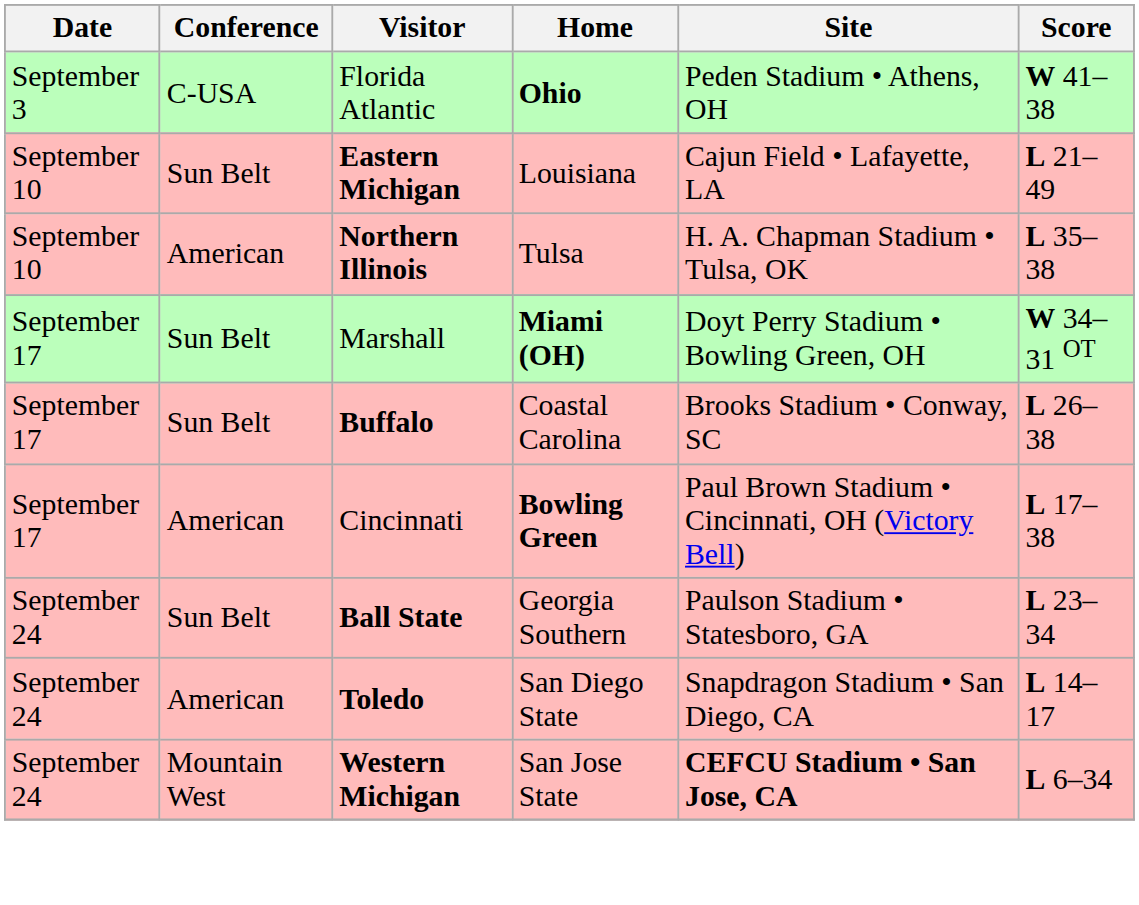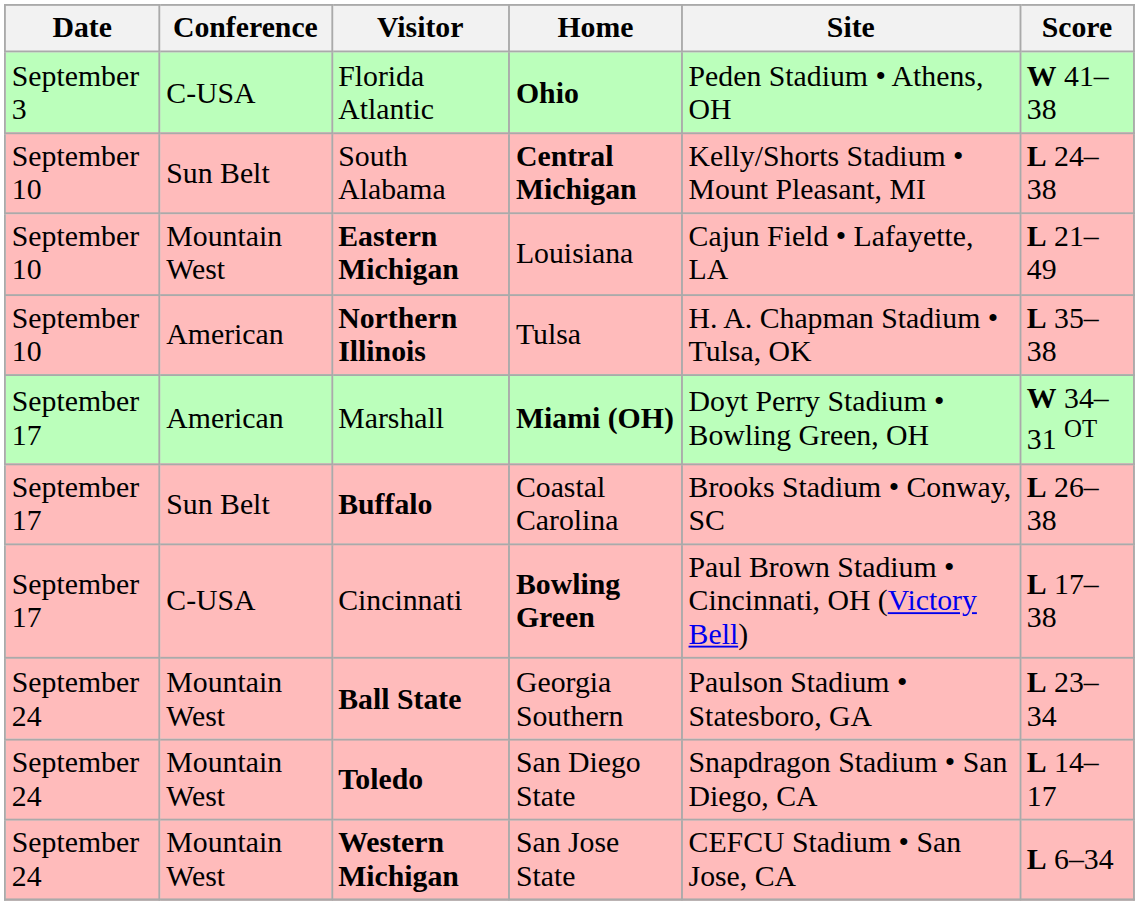+ row: (392, 172)
(219, 172) Sun Belt -> (224, 253) Mountain West
(219, 338) Sun Belt -> (225, 418) American
(226, 520) American -> (211, 600) C-USA
(219, 617) Sun Belt -> (224, 698) Mountain West
(226, 698) American -> (224, 778) Mountain West
(830, 778) bold -> (825, 859) normal
